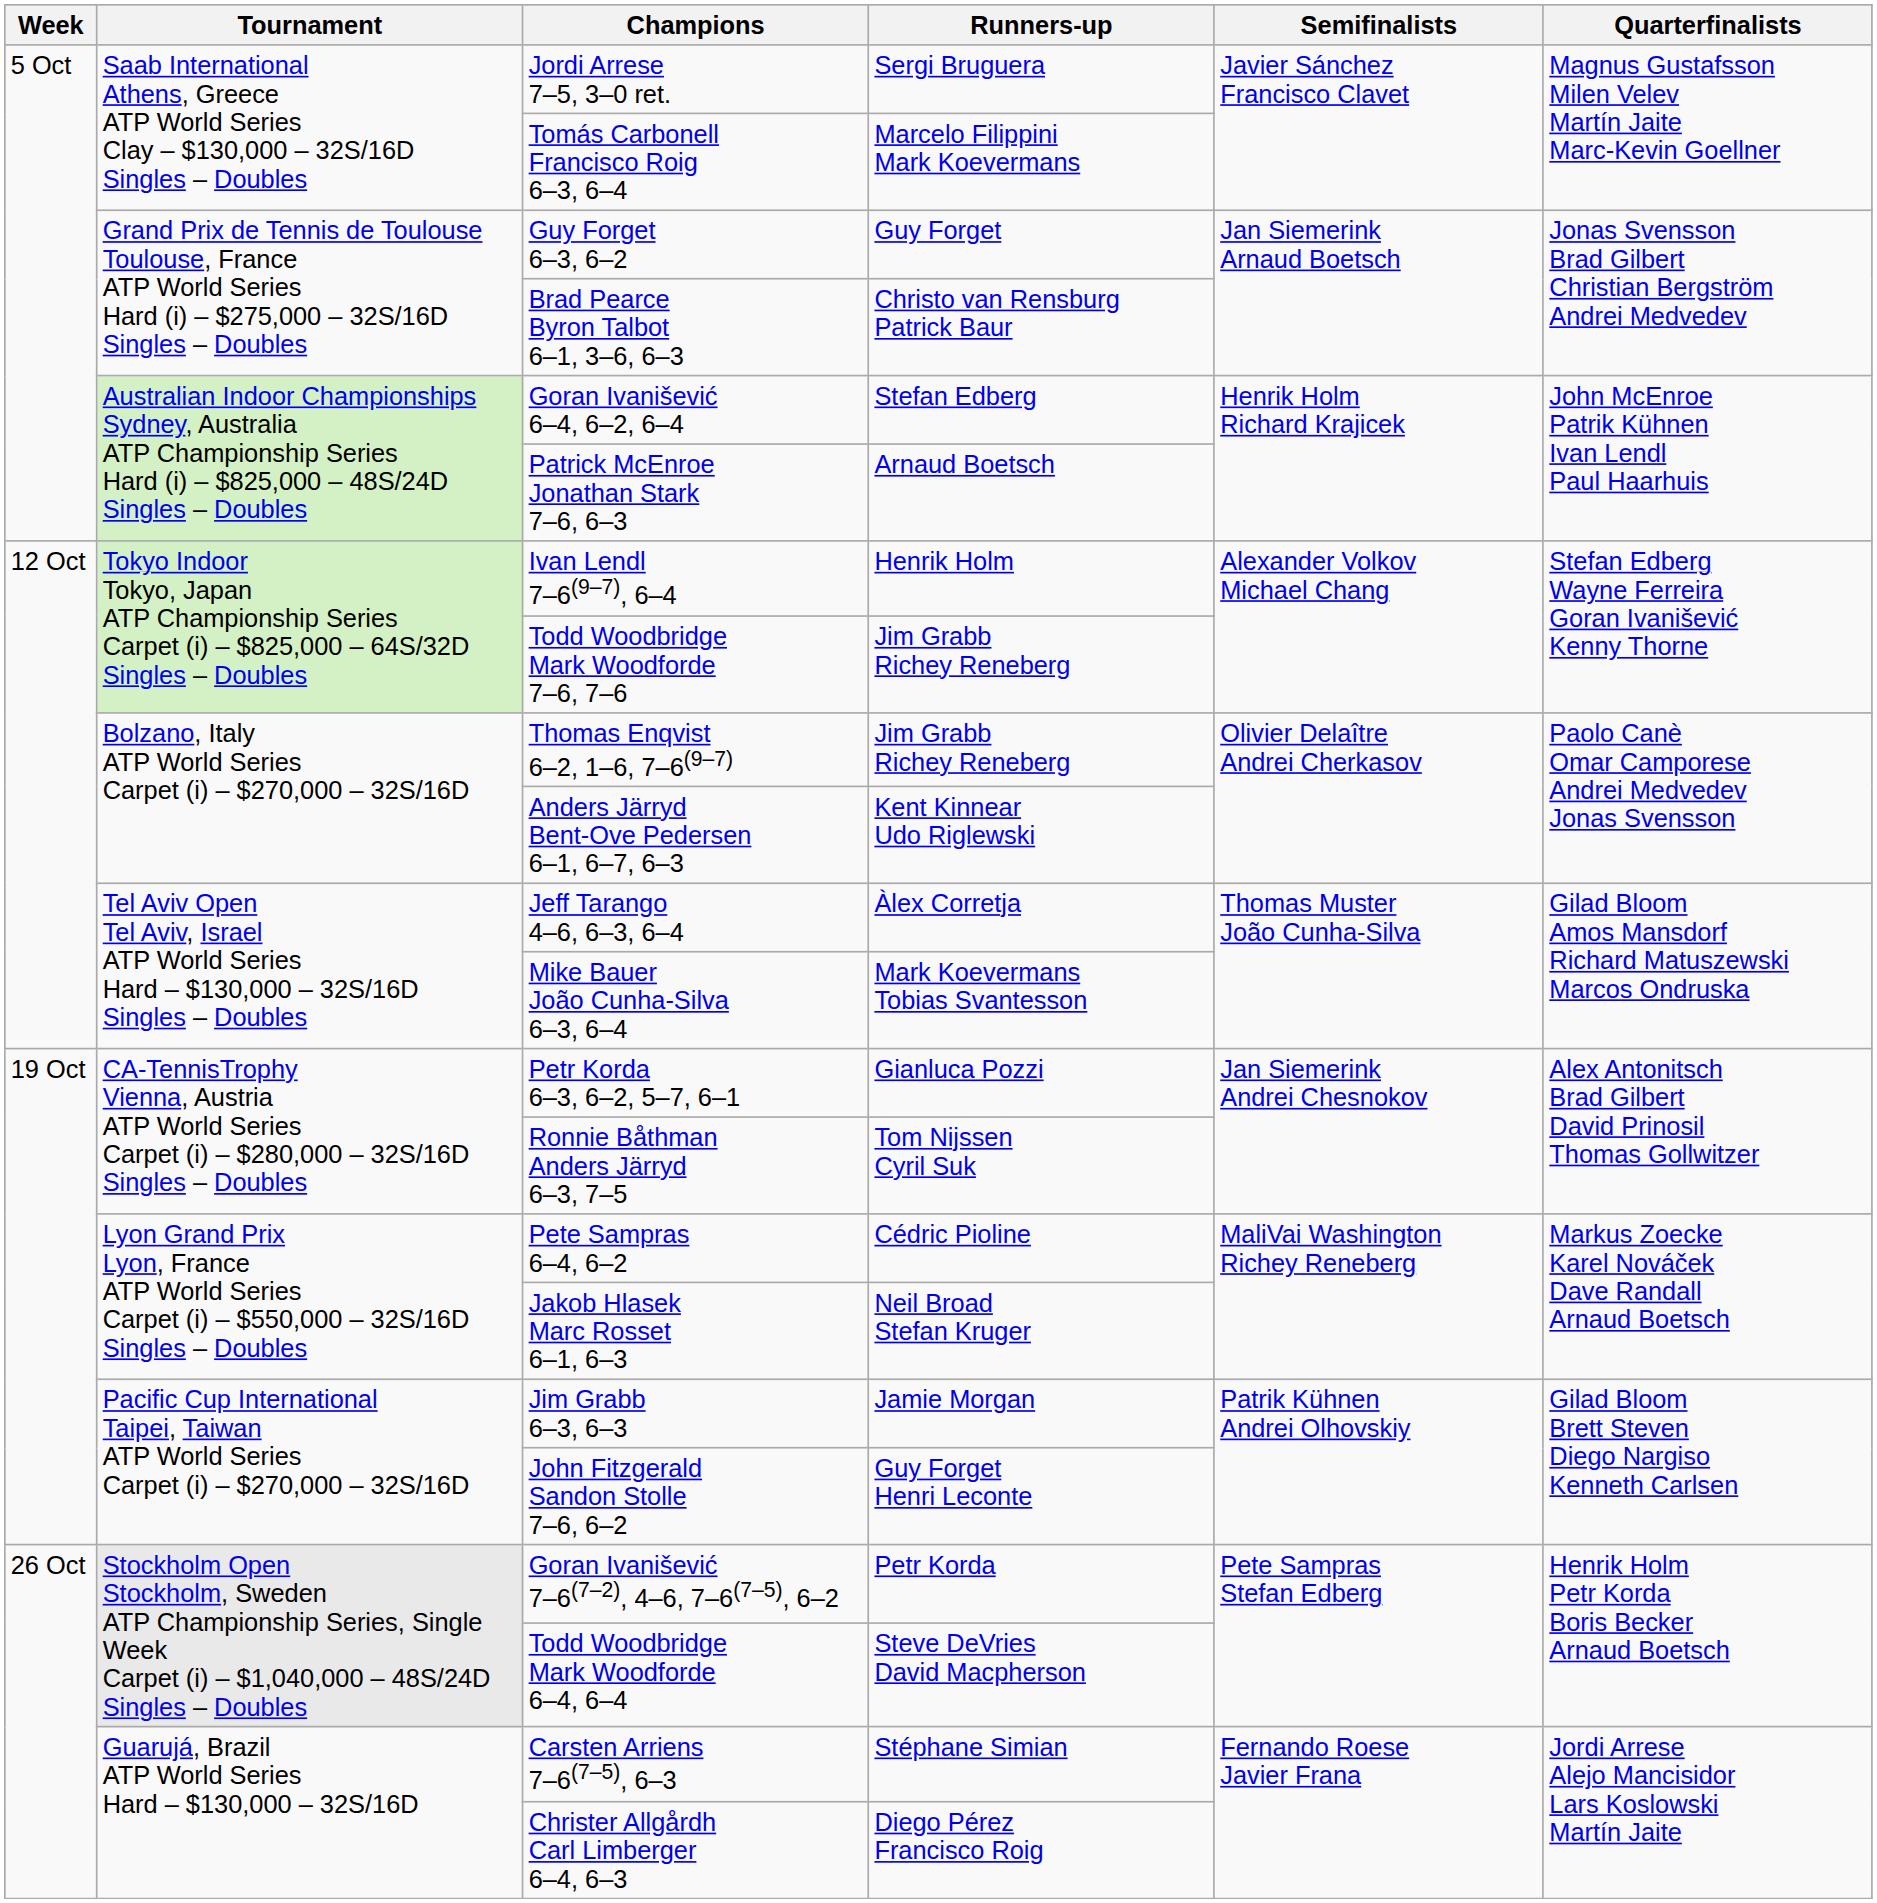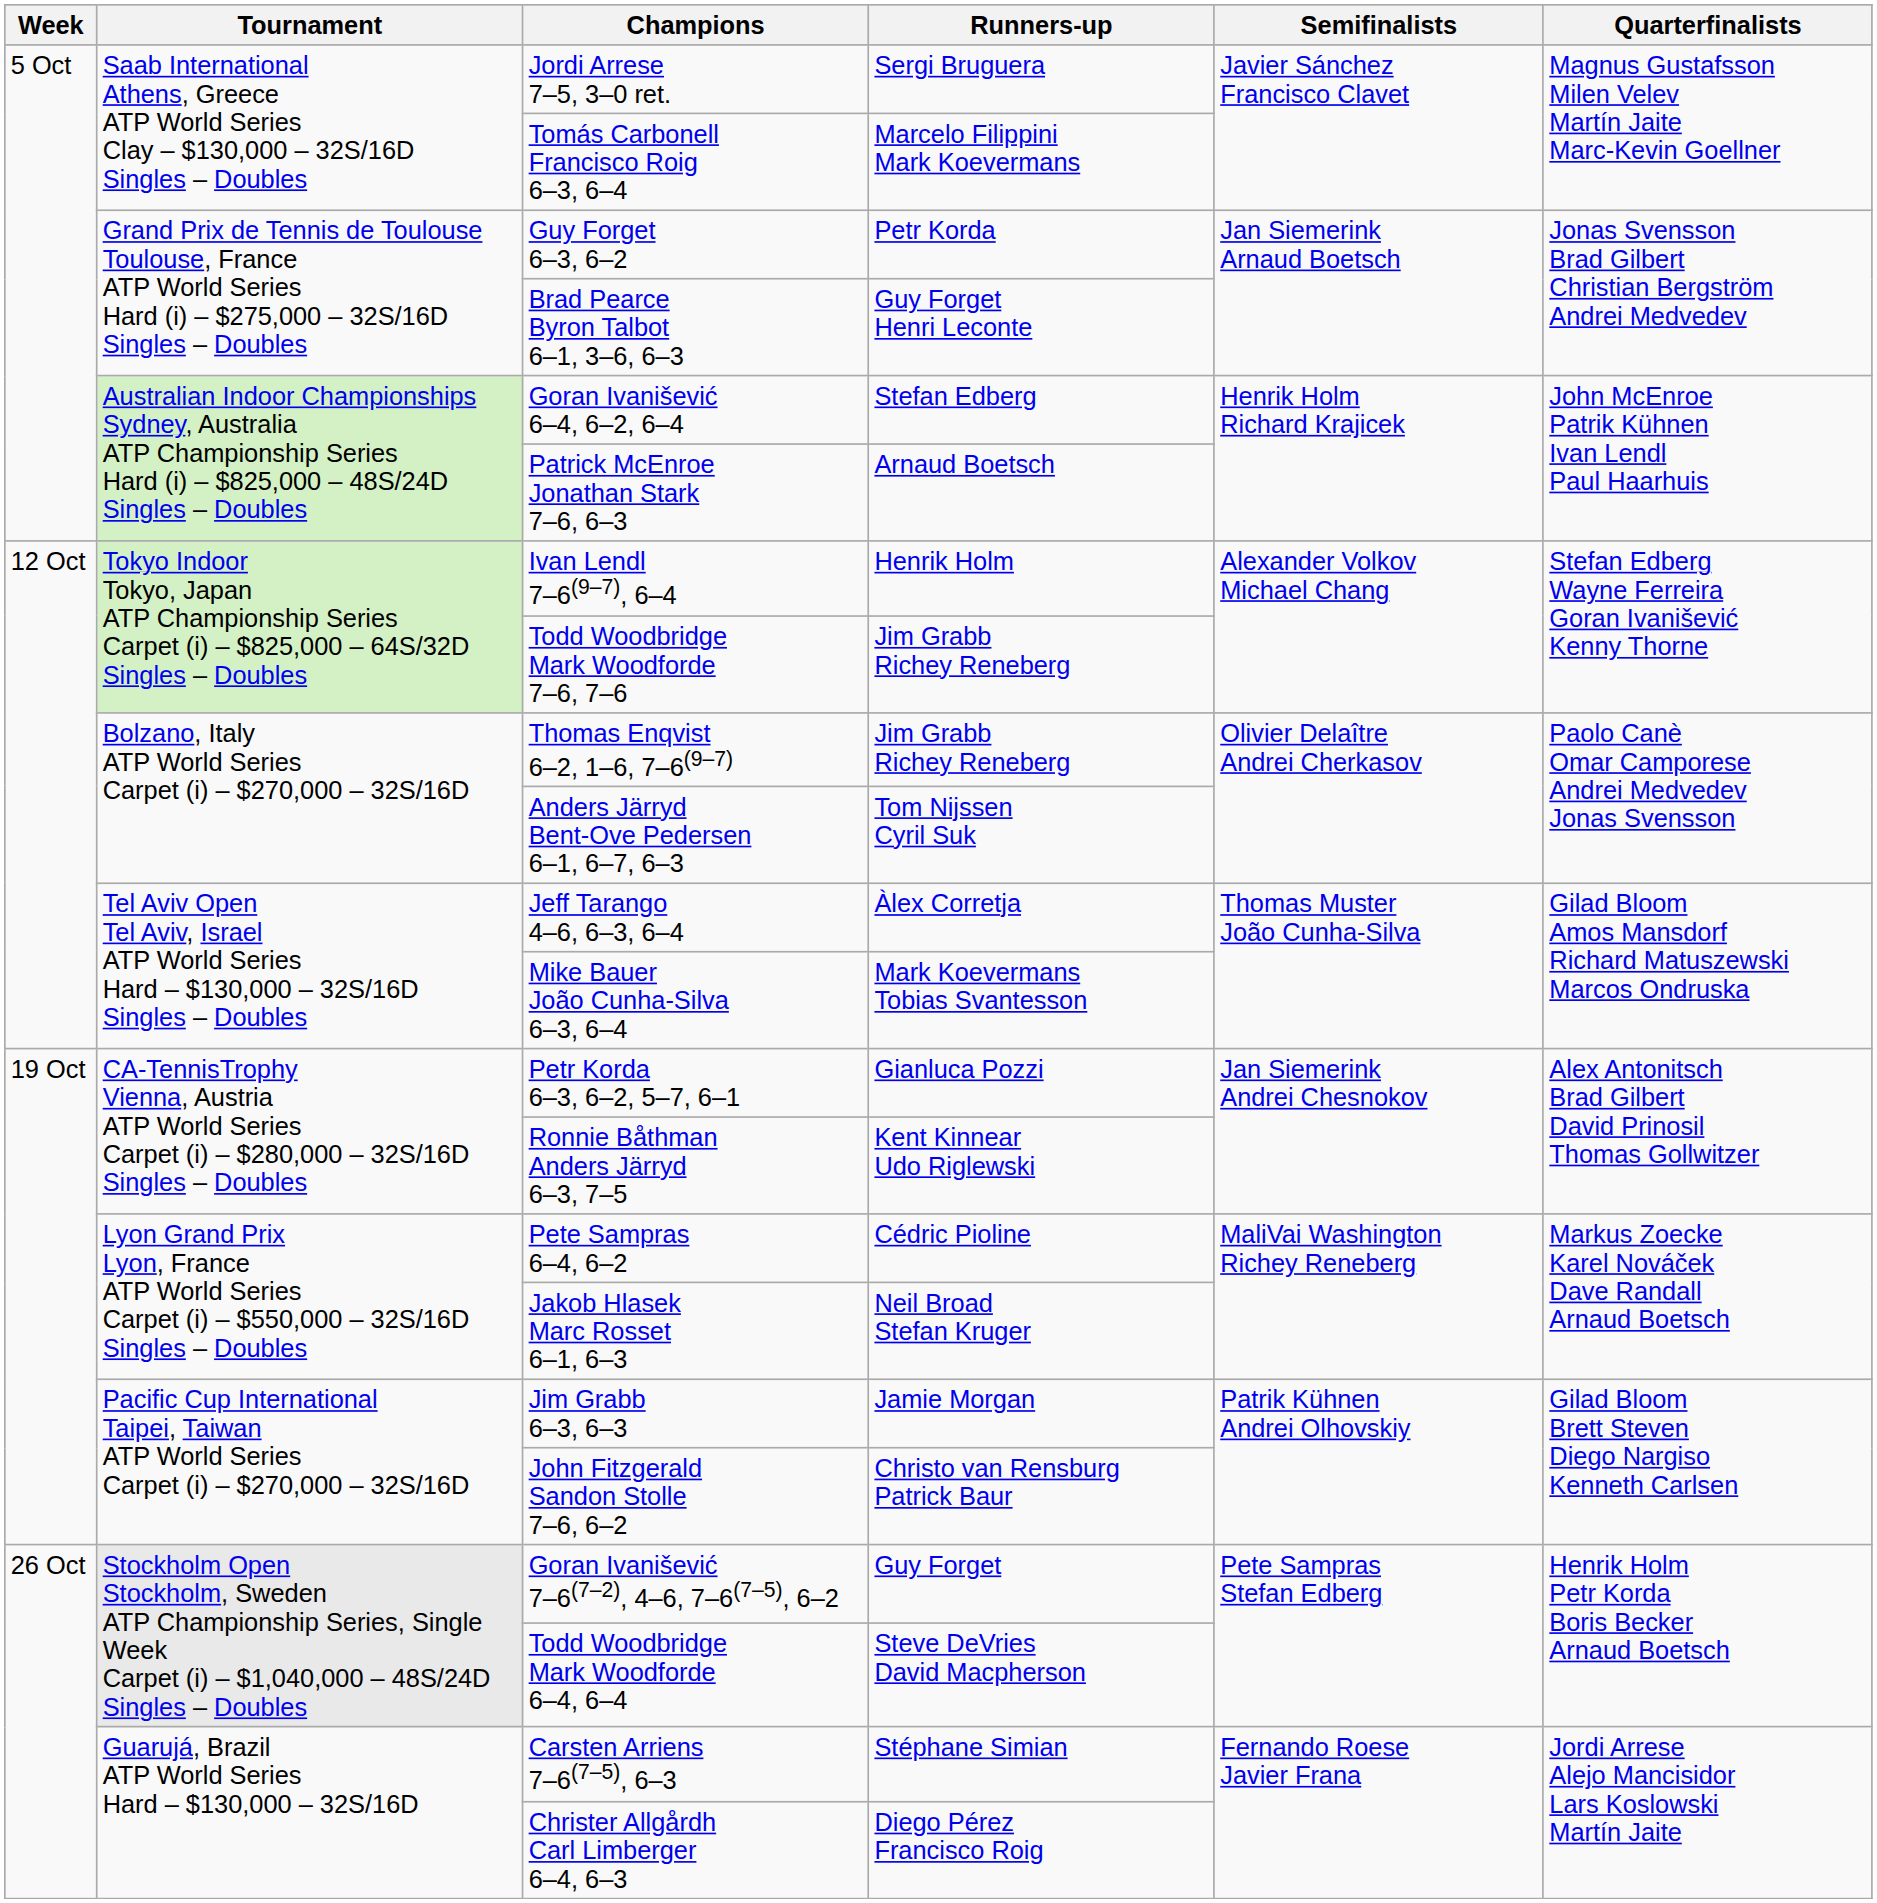(938, 231) Guy Forget -> (935, 231) Petr Korda
(997, 314) Christo van Rensburg Patrick Baur -> (953, 314) Guy Forget Henri Leconte
(955, 820) Kent Kinnear Udo Riglewski -> (944, 820) Tom Nijssen Cyril Suk
(944, 1152) Tom Nijssen Cyril Suk -> (955, 1152) Kent Kinnear Udo Riglewski
(953, 1483) Guy Forget Henri Leconte -> (997, 1483) Christo van Rensburg Patrick Baur
(935, 1565) Petr Korda -> (938, 1565) Guy Forget
